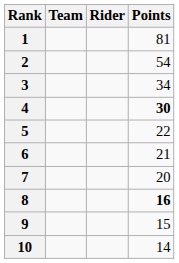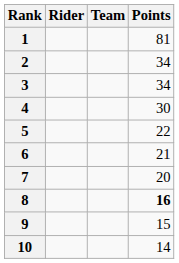columns swapped: (107, 16) <-> (66, 16)
(163, 62) 54 -> (163, 62) 34
(163, 108) bold -> (163, 108) normal
